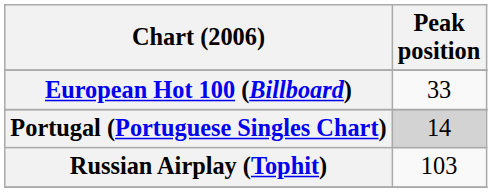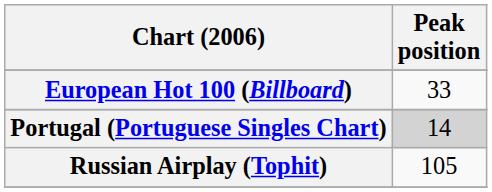(439, 166) 103 -> (439, 166) 105
